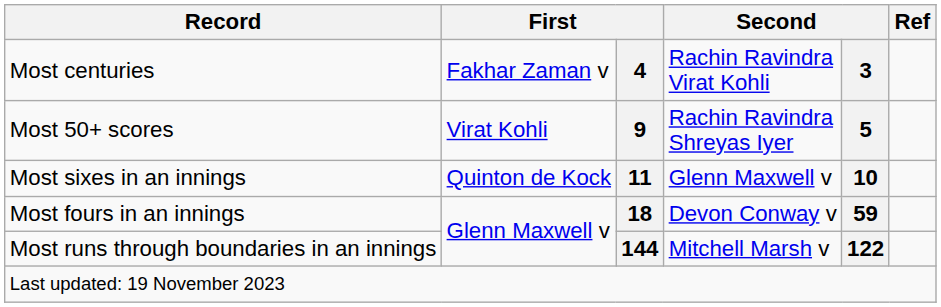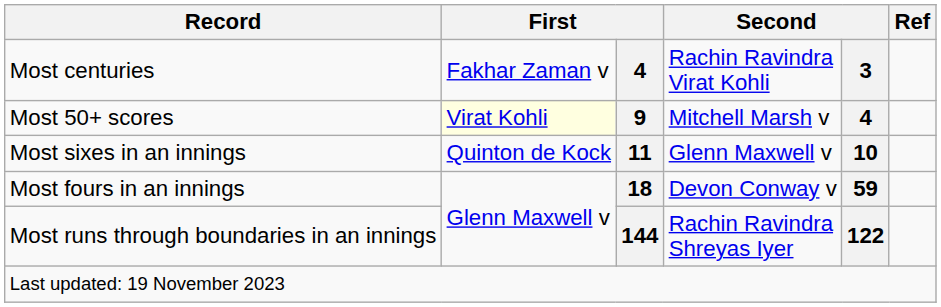(497, 130) no background -> (497, 117) lightyellow background
(751, 130) Rachin Ravindra Shreyas Iyer -> (749, 117) Mitchell Marsh v
(866, 130) 5 -> (866, 117) 4
(749, 248) Mitchell Marsh v -> (751, 236) Rachin Ravindra Shreyas Iyer
